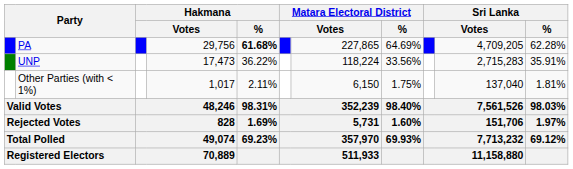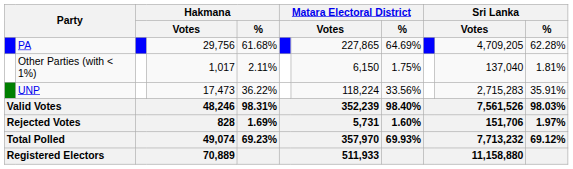(259, 45) bold -> (259, 45) normal
rows swapped: (29, 62) <-> (66, 84)
